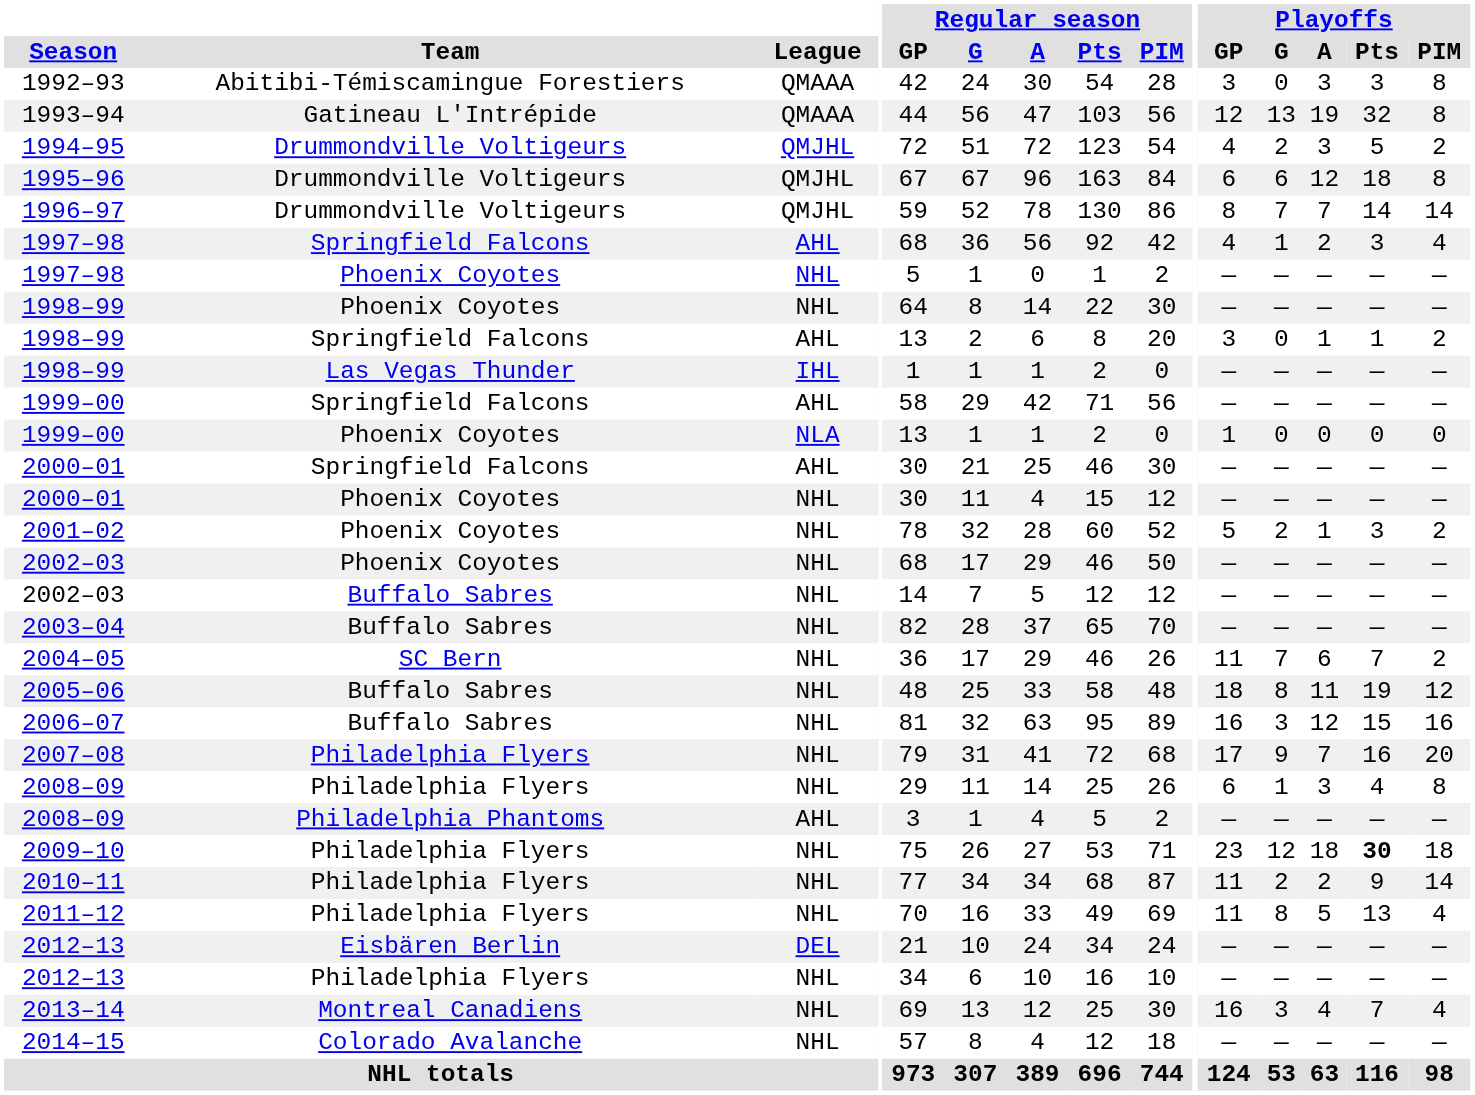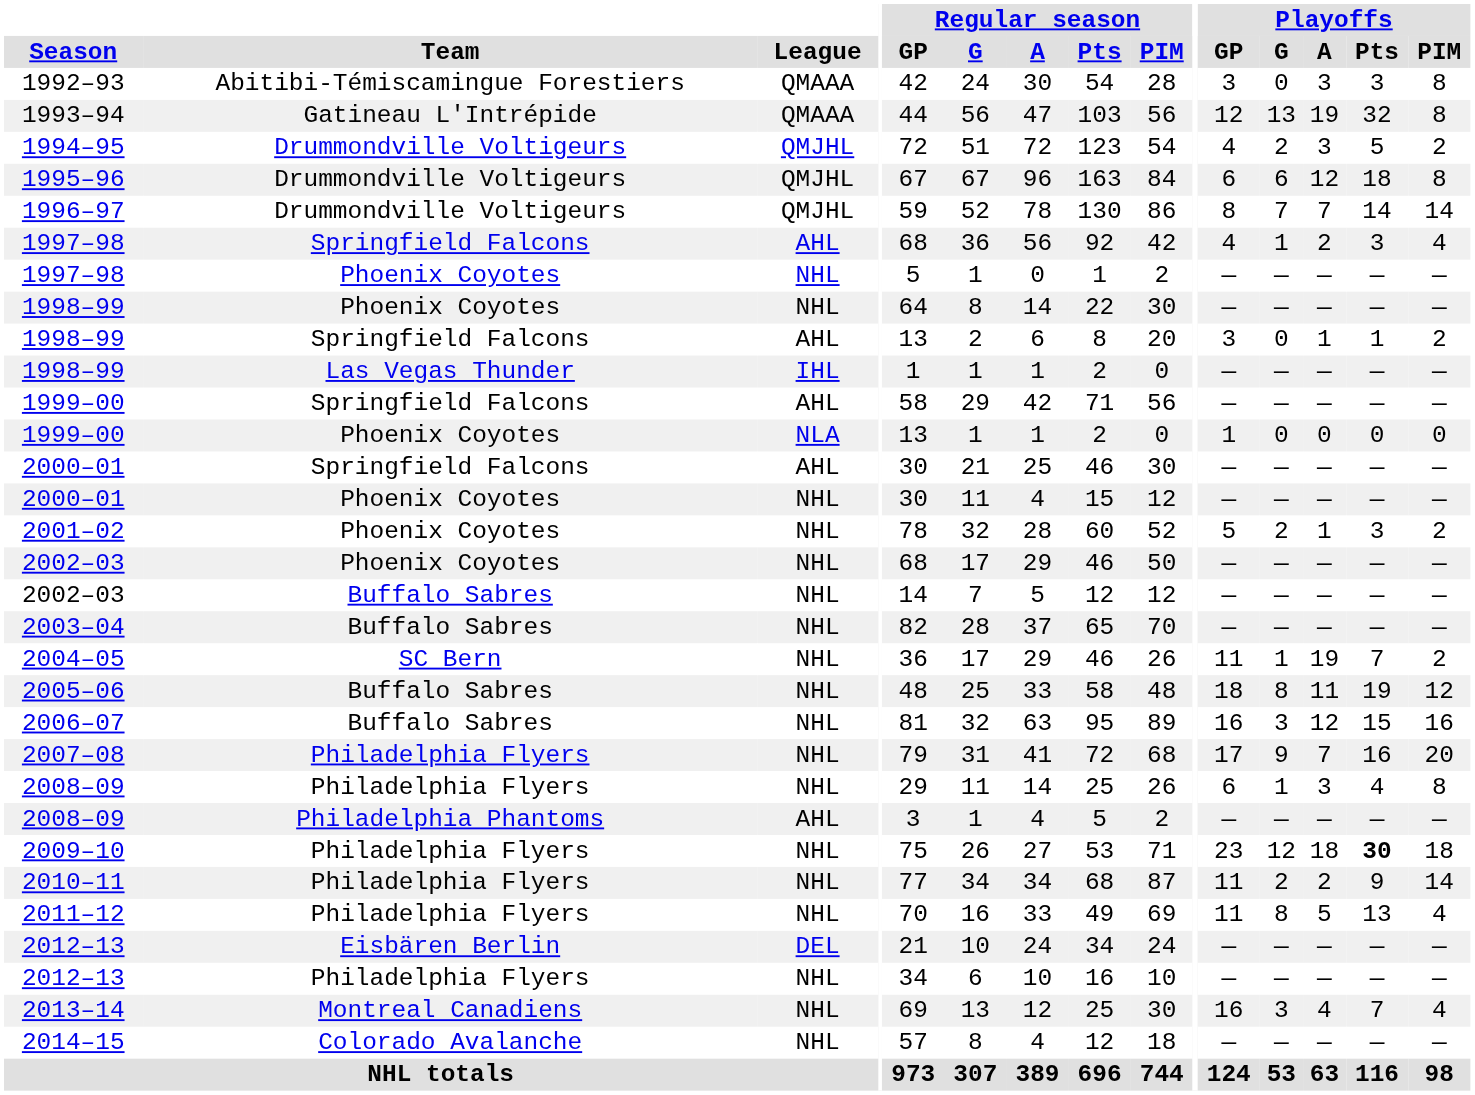(1281, 659) 7 -> (1281, 659) 1
(1324, 659) 6 -> (1324, 659) 19
